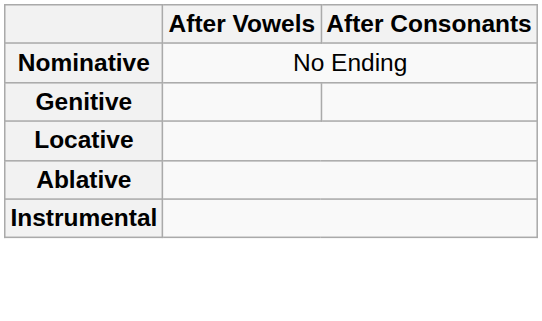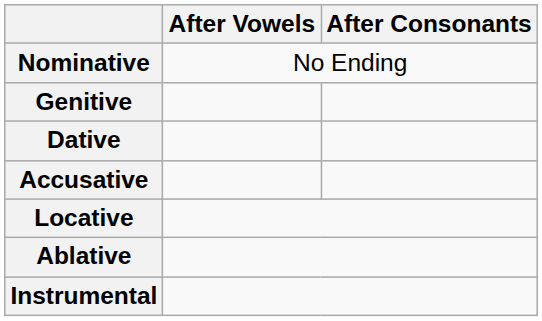+ row: (84, 140)
+ row: (84, 179)
